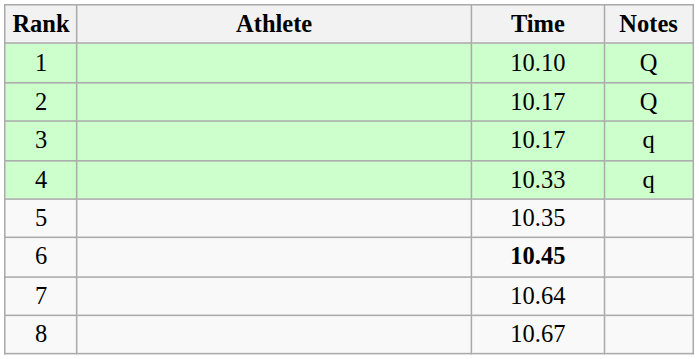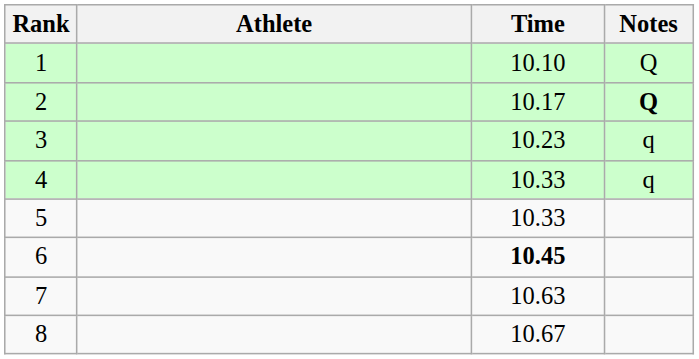(649, 101) normal -> (649, 101) bold
(538, 140) 10.17 -> (538, 140) 10.23
(538, 218) 10.35 -> (538, 218) 10.33
(538, 295) 10.64 -> (538, 295) 10.63
